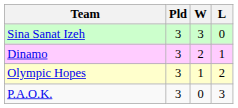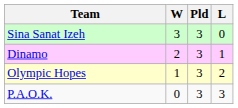columns swapped: (178, 14) <-> (201, 14)
